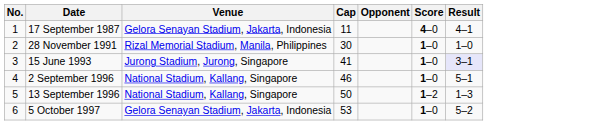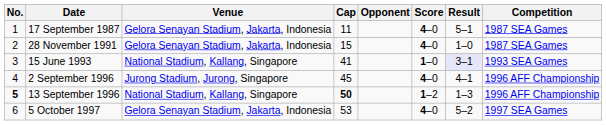+ column: (542, 12)
(464, 29) 4–1 -> (464, 29) 5–1
(226, 45) Rizal Memorial Stadium, Manila, Philippines -> (228, 45) Gelora Senayan Stadium, Jakarta, Indonesia
(346, 45) 30 -> (346, 45) 15
(429, 45) 1–0 -> (429, 45) 4–0
(206, 62) Jurong Stadium, Jurong, Singapore -> (211, 62) National Stadium, Kallang, Singapore
(211, 78) National Stadium, Kallang, Singapore -> (206, 78) Jurong Stadium, Jurong, Singapore
(346, 78) 46 -> (346, 78) 45
(429, 78) 1–0 -> (429, 78) 4–0
(464, 78) 5–1 -> (464, 78) 4–1
(15, 95) normal -> (15, 95) bold
(346, 95) normal -> (346, 95) bold
(429, 111) 1–0 -> (429, 111) 4–0
